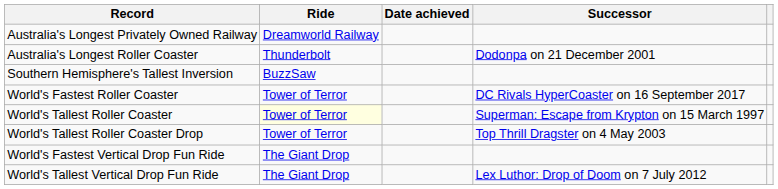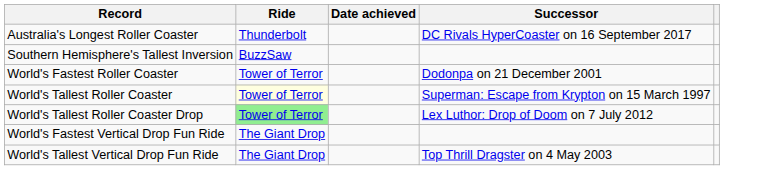- row: (132, 34)
(565, 54) Dodonpa on 21 December 2001 -> (557, 34) DC Rivals HyperCoaster on 16 September 2017
(610, 94) DC Rivals HyperCoaster on 16 September 2017 -> (512, 74) Dodonpa on 21 December 2001
(305, 134) no background -> (281, 114) lightgreen background
(570, 134) Top Thrill Dragster on 4 May 2003 -> (537, 114) Lex Luthor: Drop of Doom on 7 July 2012
(591, 174) Lex Luthor: Drop of Doom on 7 July 2012 -> (517, 154) Top Thrill Dragster on 4 May 2003
